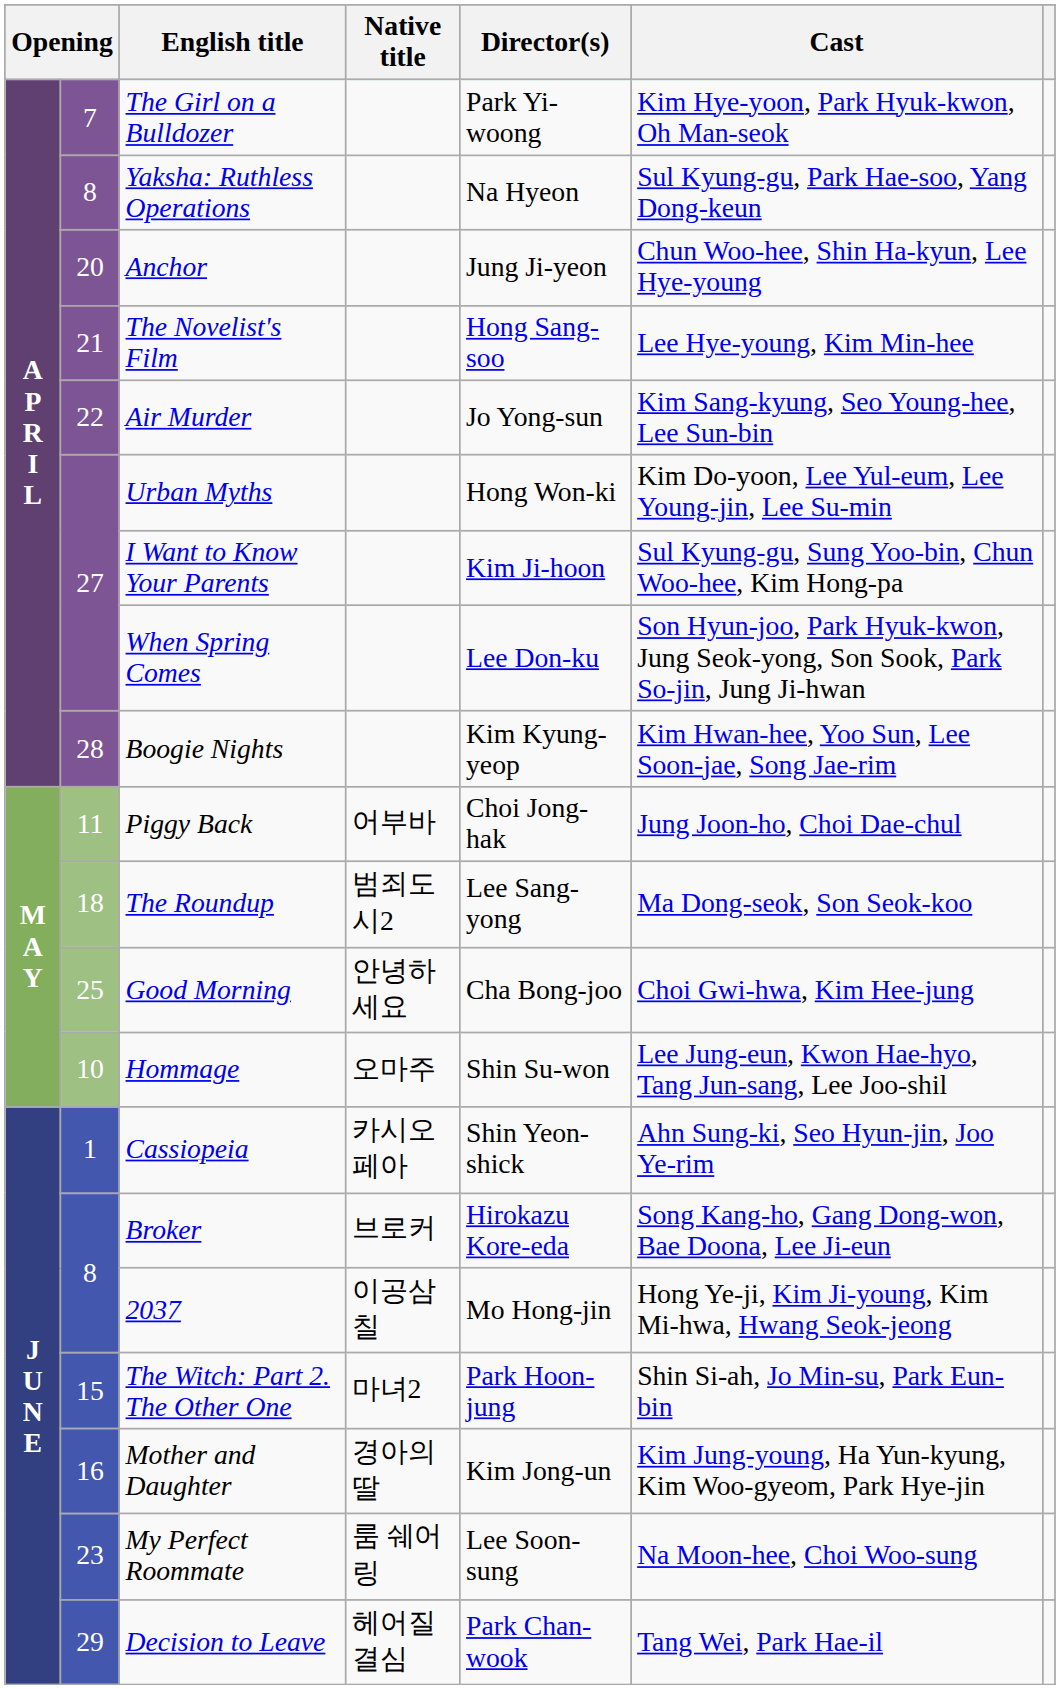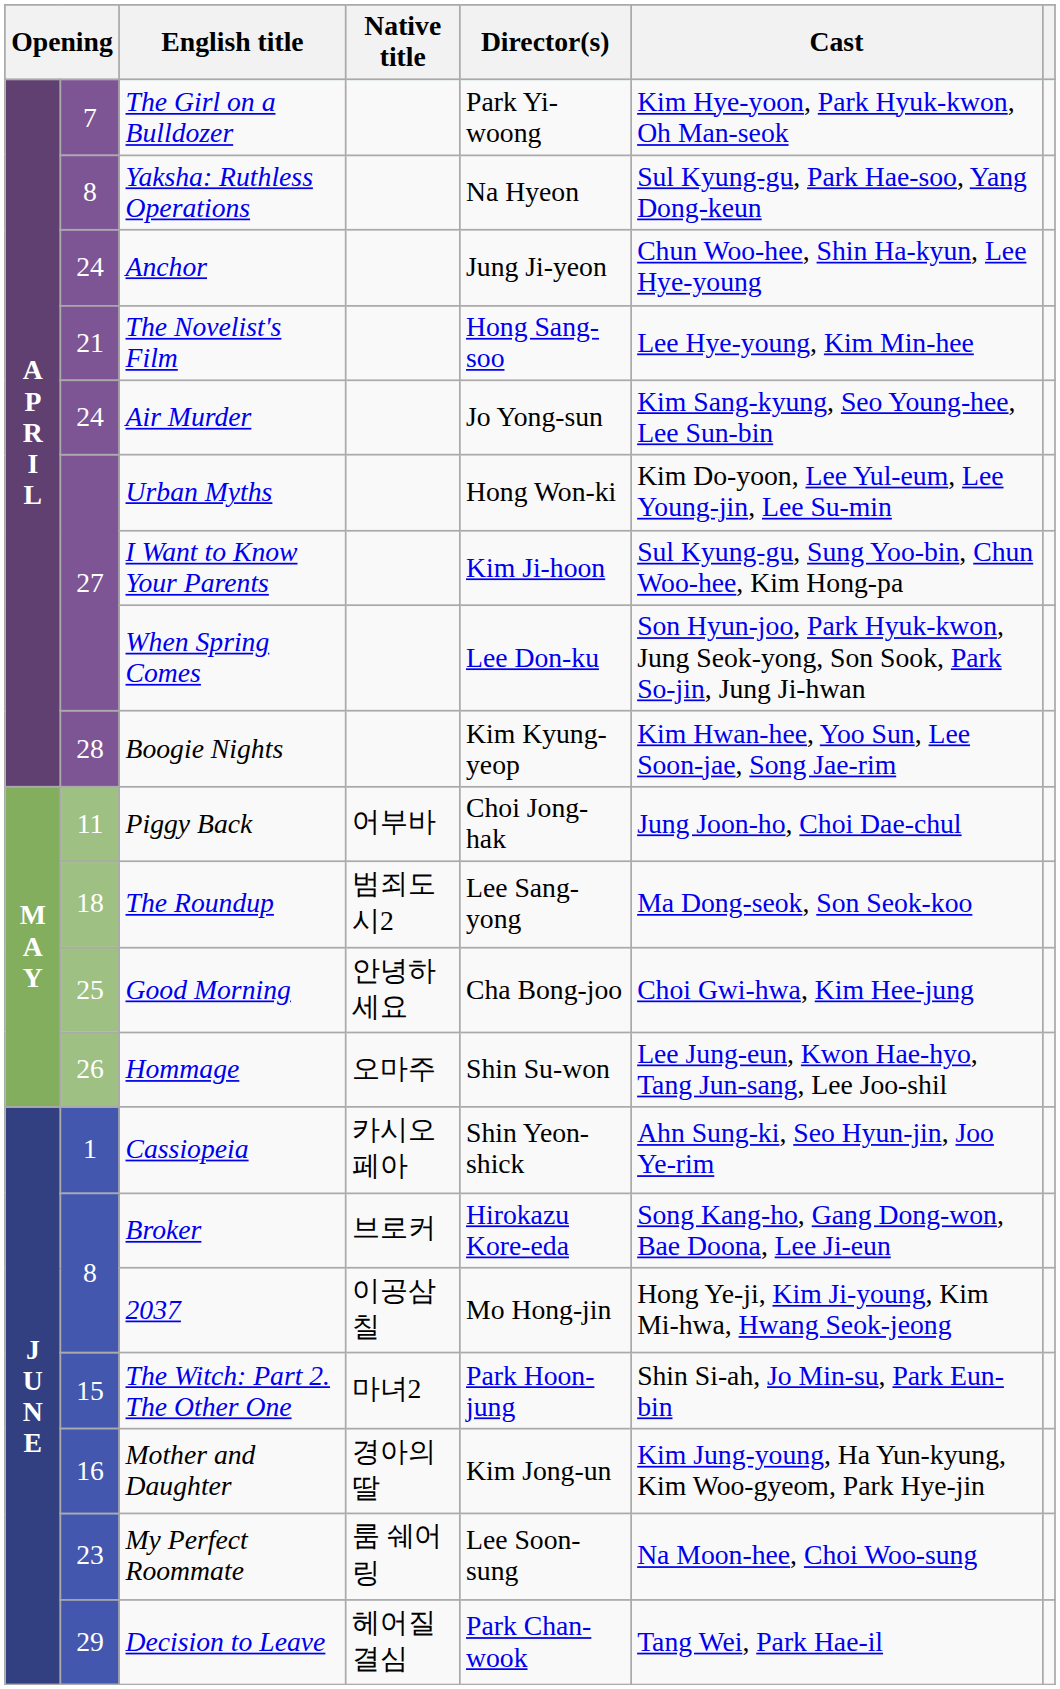(90, 267) 20 -> (90, 267) 24
(90, 417) 22 -> (90, 417) 24
(90, 1069) 10 -> (90, 1069) 26
